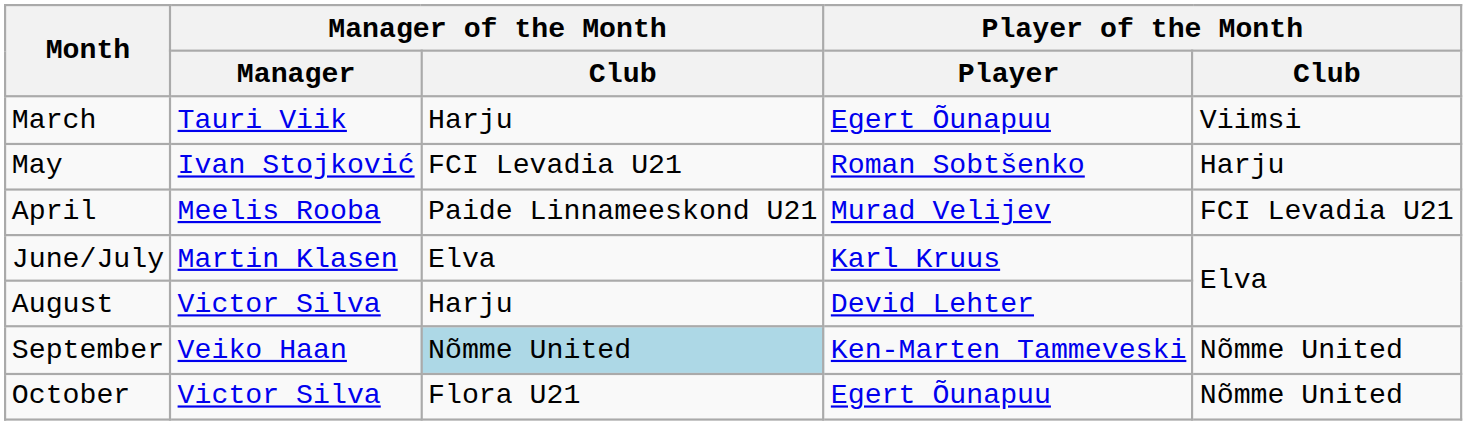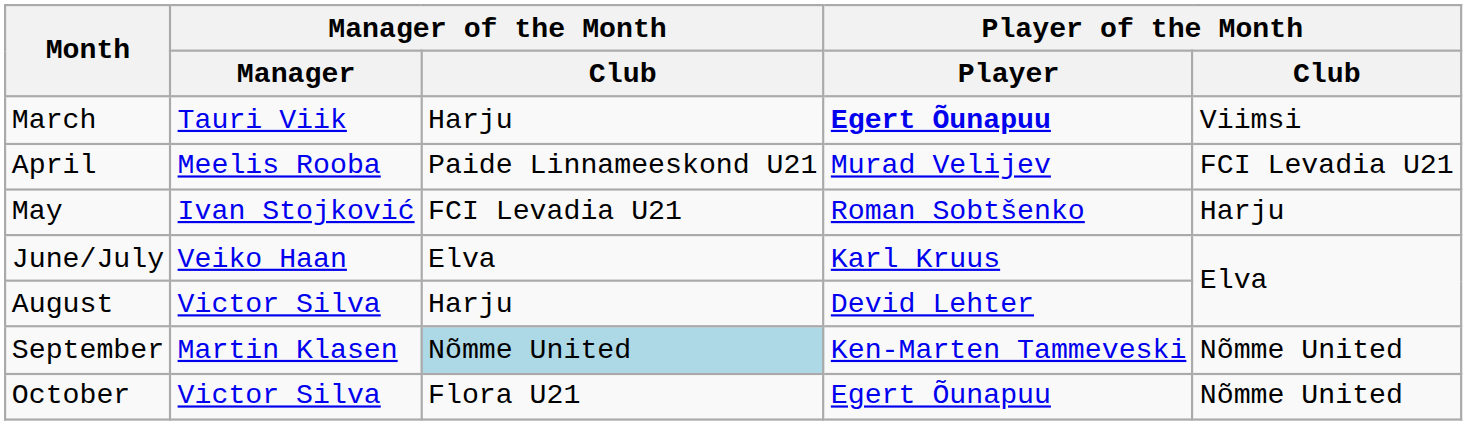(941, 120) normal -> (941, 120) bold
rows swapped: (54, 212) <-> (37, 166)
(288, 258) Martin Klasen -> (262, 258) Veiko Haan
(262, 350) Veiko Haan -> (288, 350) Martin Klasen
